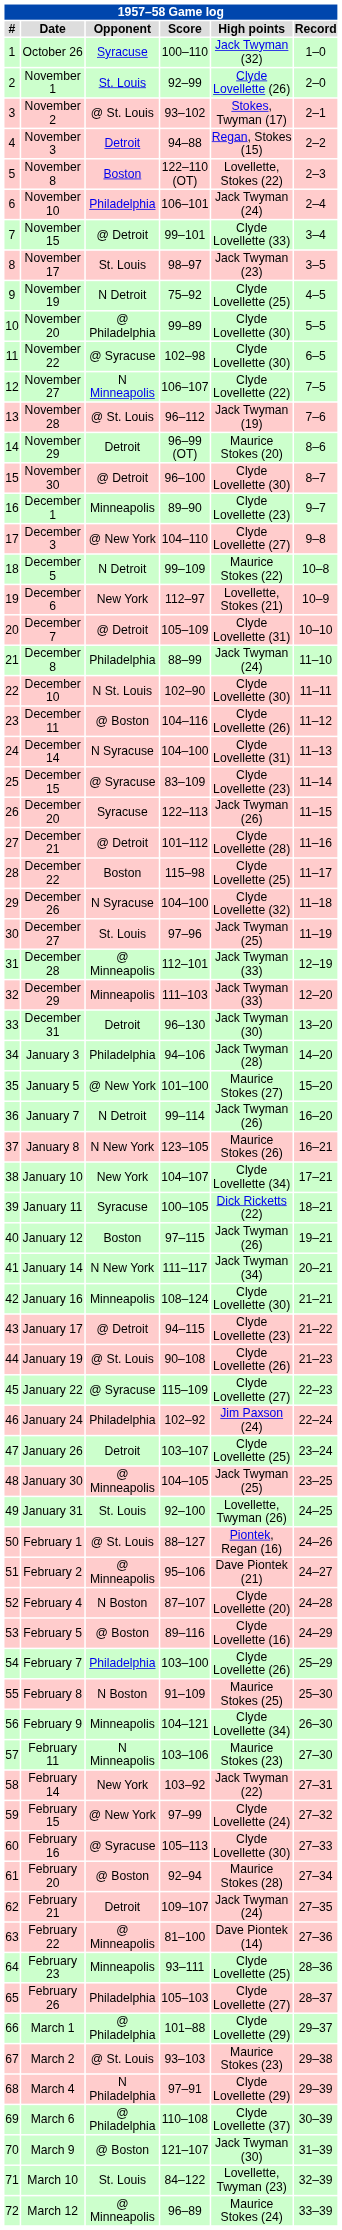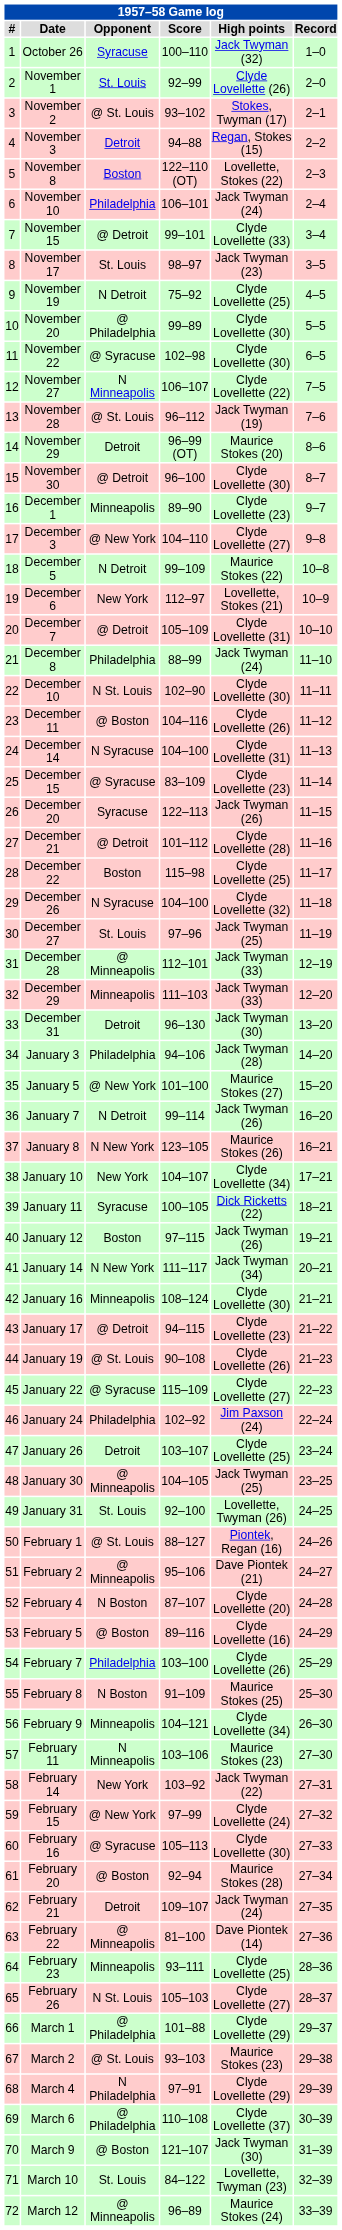(122, 1998) Philadelphia -> (122, 1998) N St. Louis
